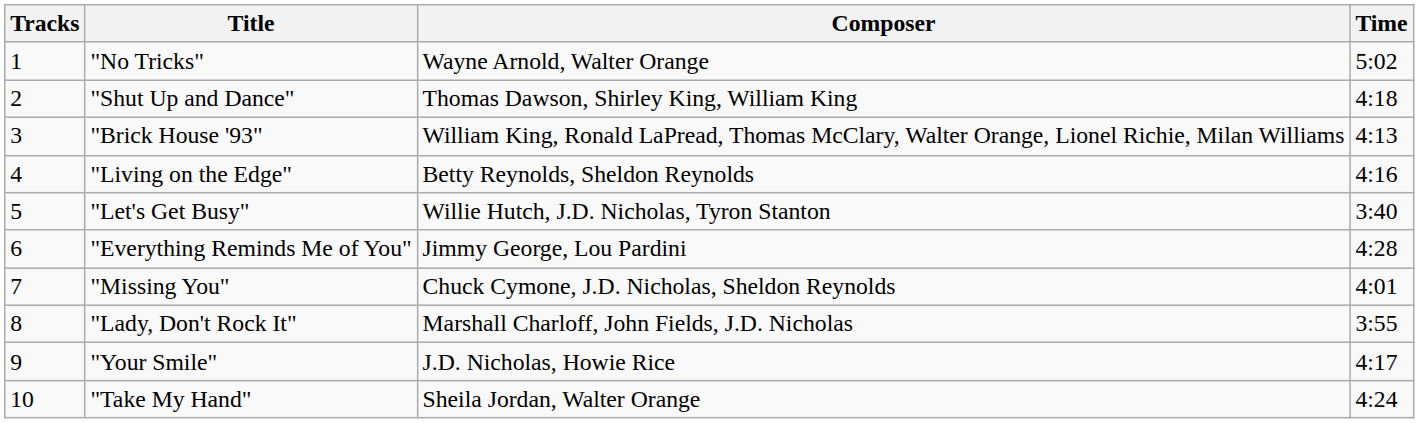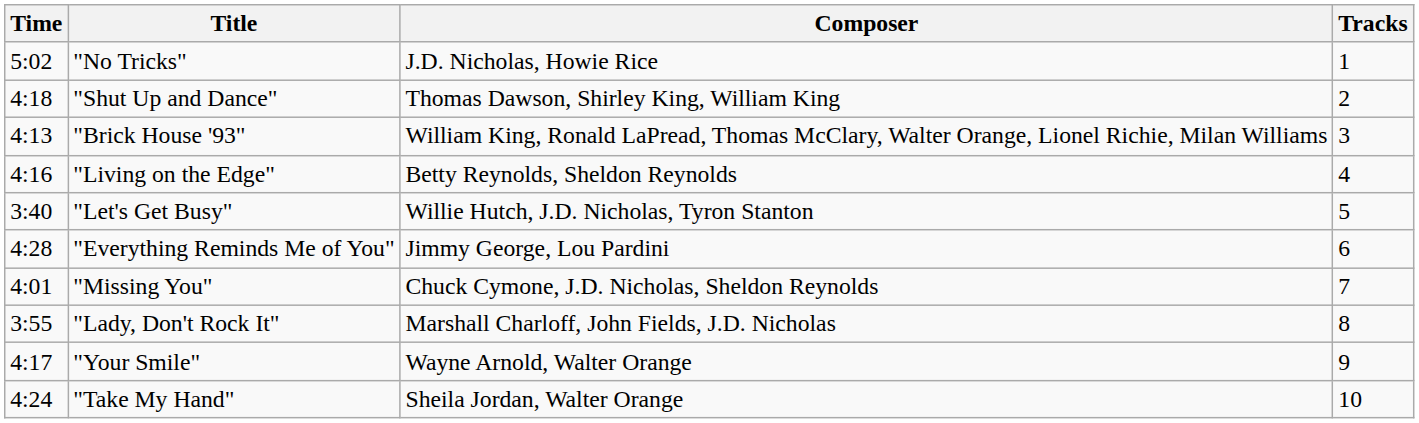columns swapped: (45, 23) <-> (1381, 23)
(566, 60) Wayne Arnold, Walter Orange -> (532, 60) J.D. Nicholas, Howie Rice
(549, 361) J.D. Nicholas, Howie Rice -> (549, 361) Wayne Arnold, Walter Orange
